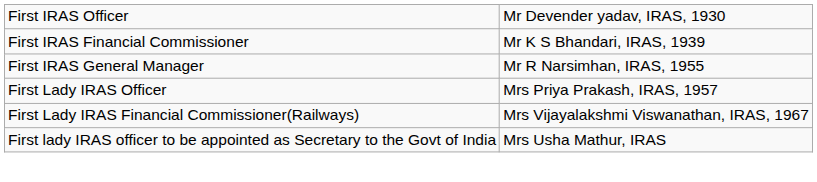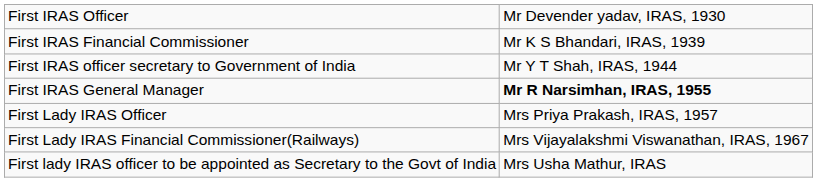+ row: (182, 66)
(604, 66) normal -> (607, 90) bold
